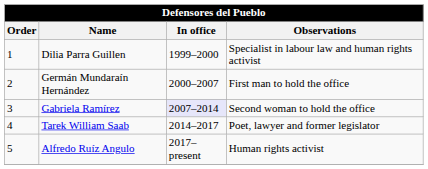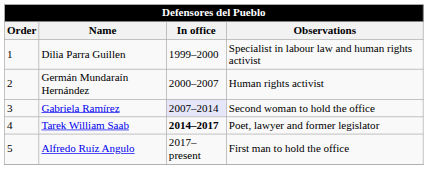(289, 84) First man to hold the office -> (276, 84) Human rights activist
(194, 125) normal -> (194, 125) bold
(276, 149) Human rights activist -> (289, 149) First man to hold the office
